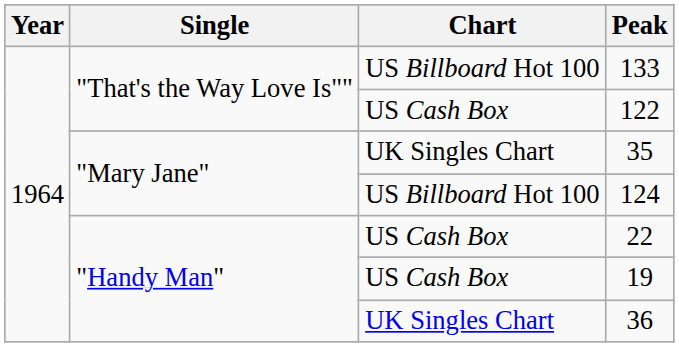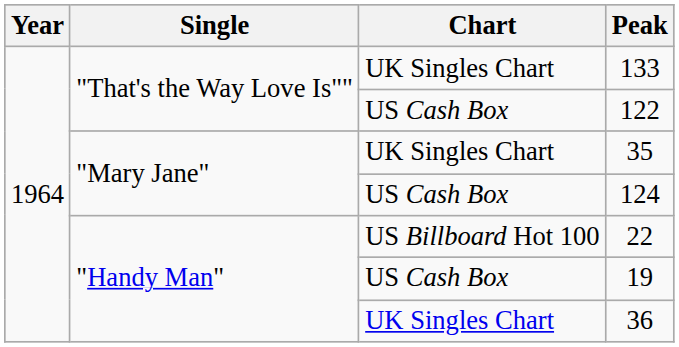(482, 67) US Billboard Hot 100 -> (460, 67) UK Singles Chart
(482, 194) US Billboard Hot 100 -> (437, 194) US Cash Box
(437, 236) US Cash Box -> (482, 236) US Billboard Hot 100
